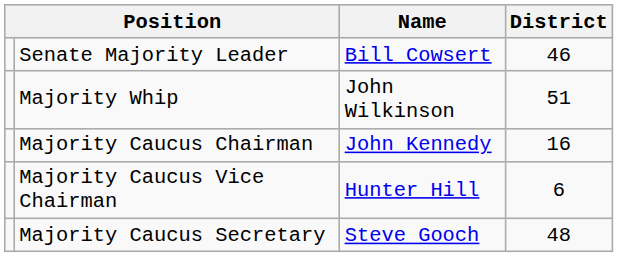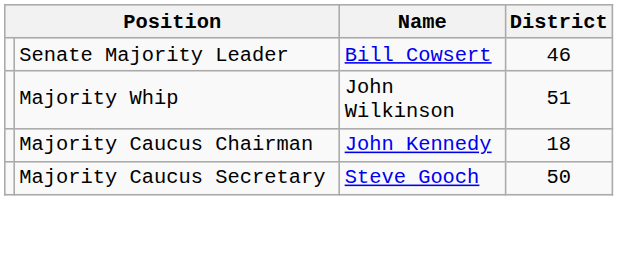(559, 145) 16 -> (559, 145) 18
- row: (142, 190)
(559, 235) 48 -> (559, 178) 50
